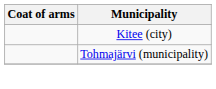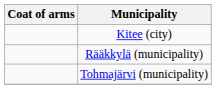+ row: (144, 54)
